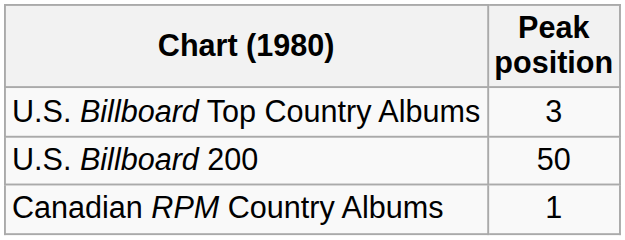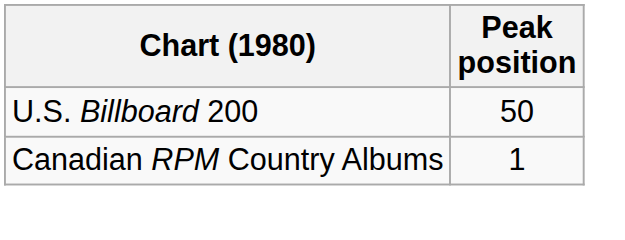- row: (246, 111)
